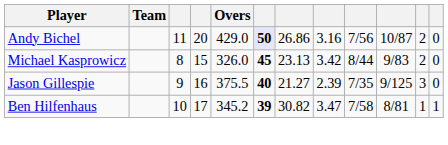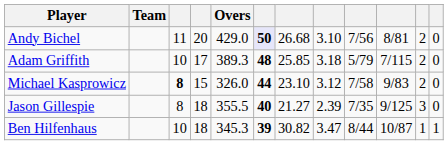(294, 38) 26.86 -> (294, 38) 26.68
(329, 38) 3.16 -> (329, 38) 3.10
(396, 38) 10/87 -> (396, 38) 8/81
+ row: (49, 60)
(180, 60) normal -> (180, 83) bold
(264, 60) 45 -> (264, 83) 44
(294, 60) 23.13 -> (294, 83) 23.10
(329, 60) 3.42 -> (329, 83) 3.12
(361, 60) 8/44 -> (361, 83) 7/58
(180, 83) 9 -> (180, 106) 8
(201, 83) 16 -> (201, 106) 18
(232, 83) 375.5 -> (232, 106) 355.5
(201, 106) 17 -> (201, 128) 18
(232, 106) 345.2 -> (232, 128) 345.3
(361, 106) 7/58 -> (361, 128) 8/44
(396, 106) 8/81 -> (396, 128) 10/87
